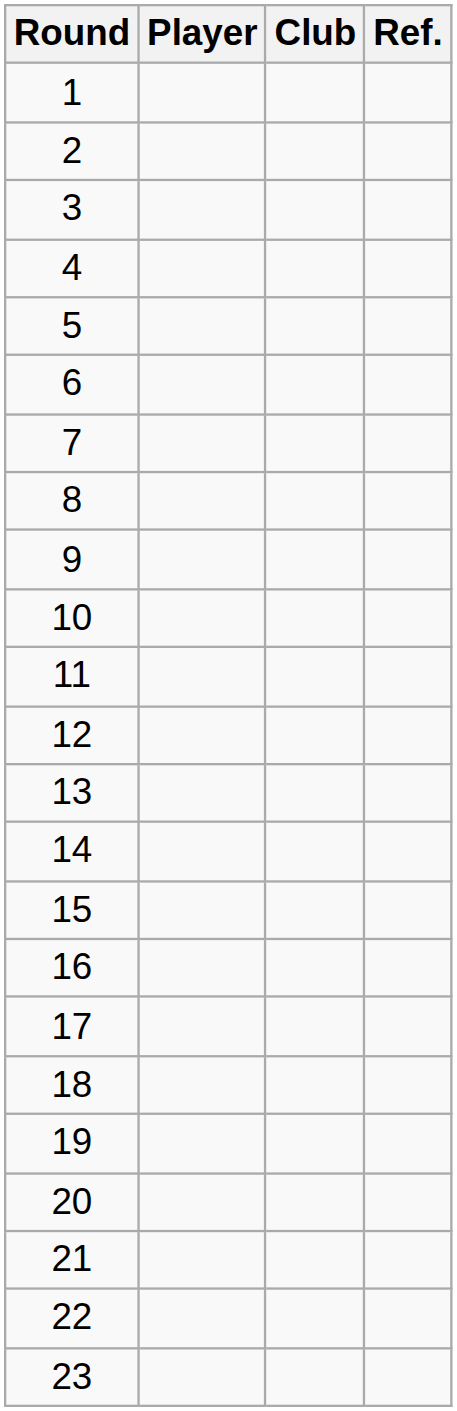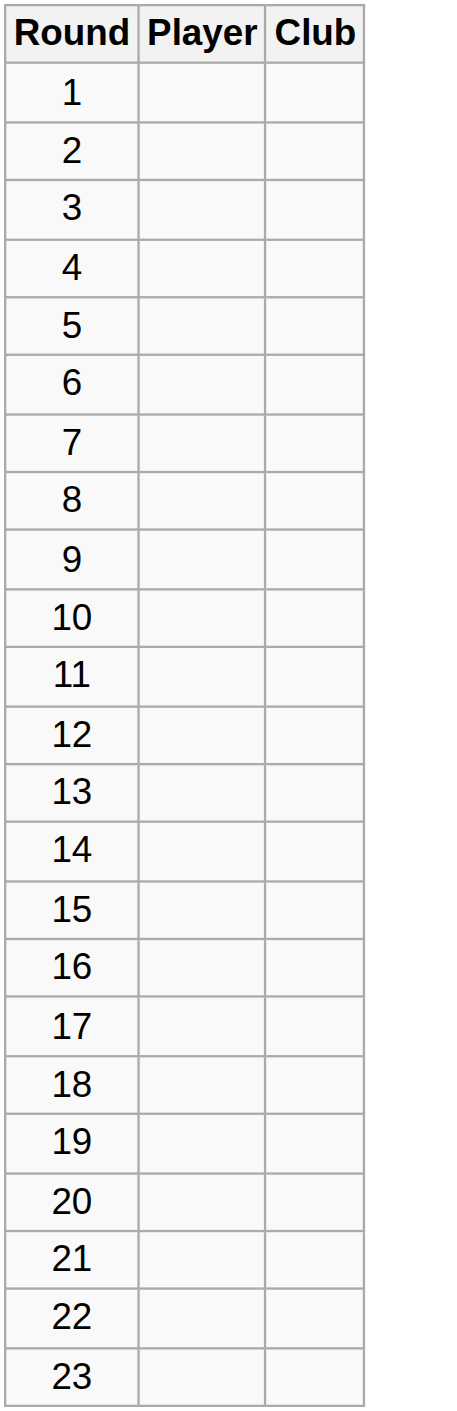- column: (408, 33)
